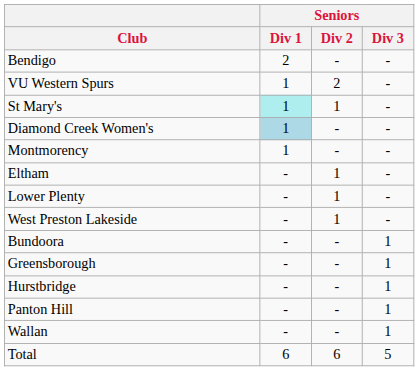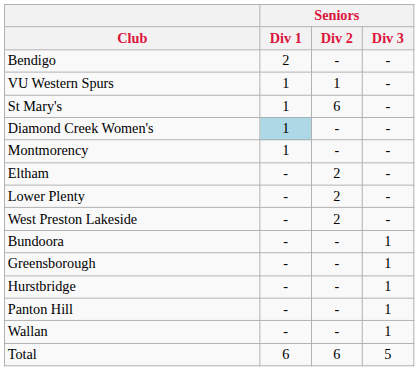(337, 83) 2 -> (337, 83) 1
(286, 106) paleturquoise background -> (286, 106) no background
(337, 106) 1 -> (337, 106) 6
(337, 173) 1 -> (337, 173) 2
(337, 196) 1 -> (337, 196) 2
(337, 219) 1 -> (337, 219) 2
